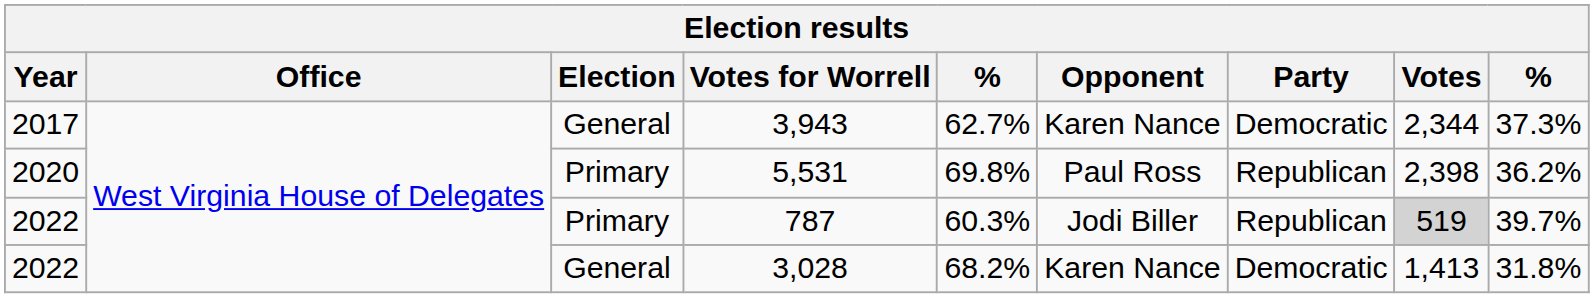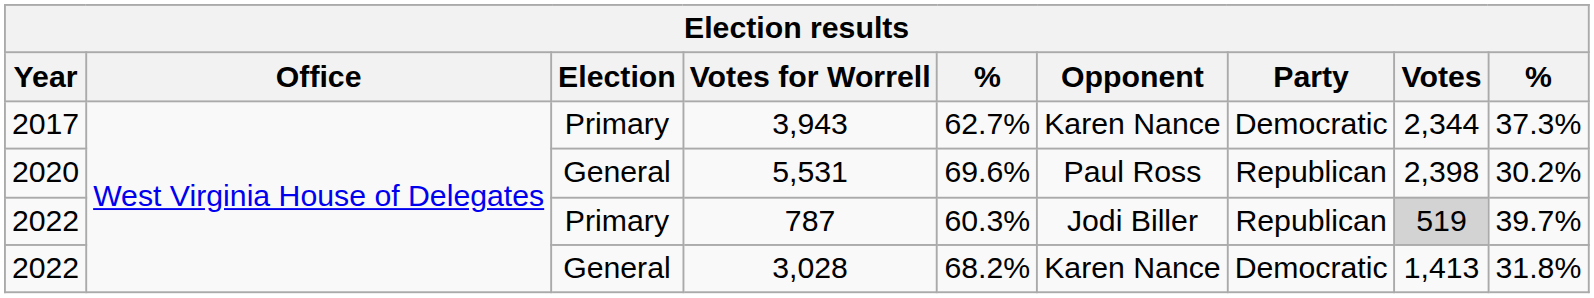(617, 124) General -> (617, 124) Primary
(617, 172) Primary -> (617, 172) General
(987, 172) 69.8% -> (987, 172) 69.6%
(1538, 172) 36.2% -> (1538, 172) 30.2%
